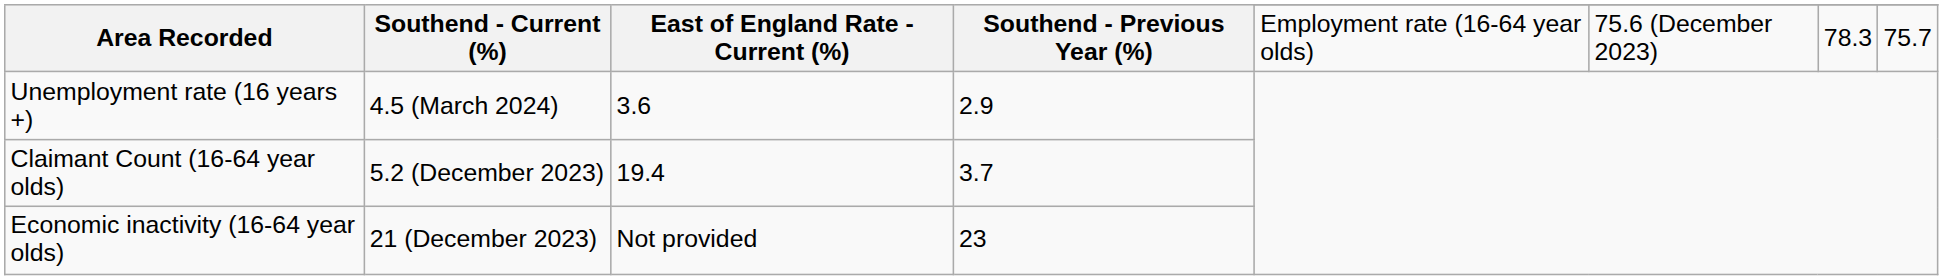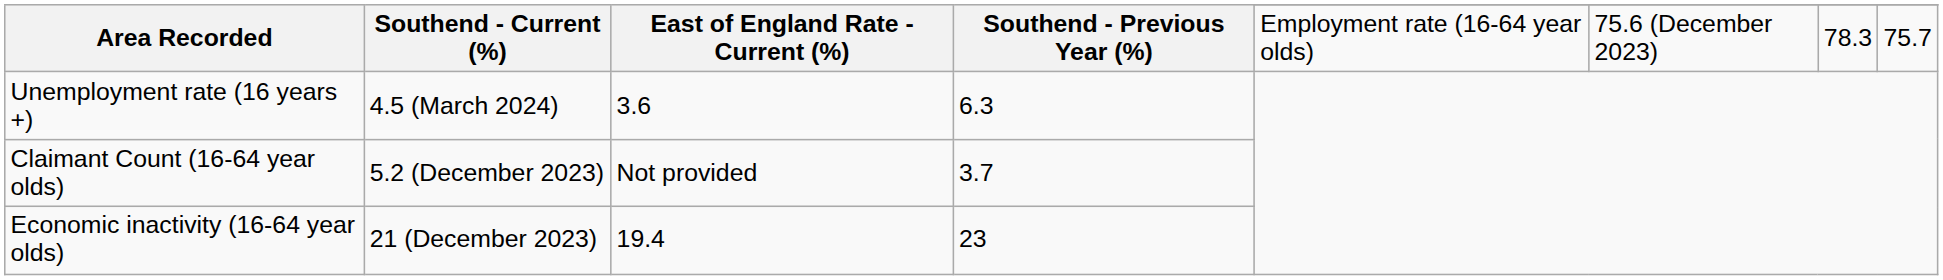(976, 105) 2.9 -> (976, 105) 6.3
(641, 172) 19.4 -> (687, 172) Not provided
(687, 239) Not provided -> (641, 239) 19.4
